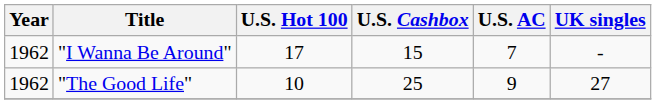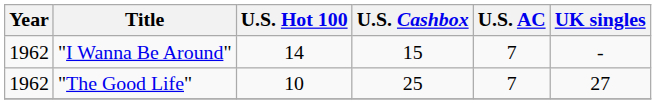(294, 51) 17 -> (294, 51) 14
(512, 83) 9 -> (512, 83) 7
